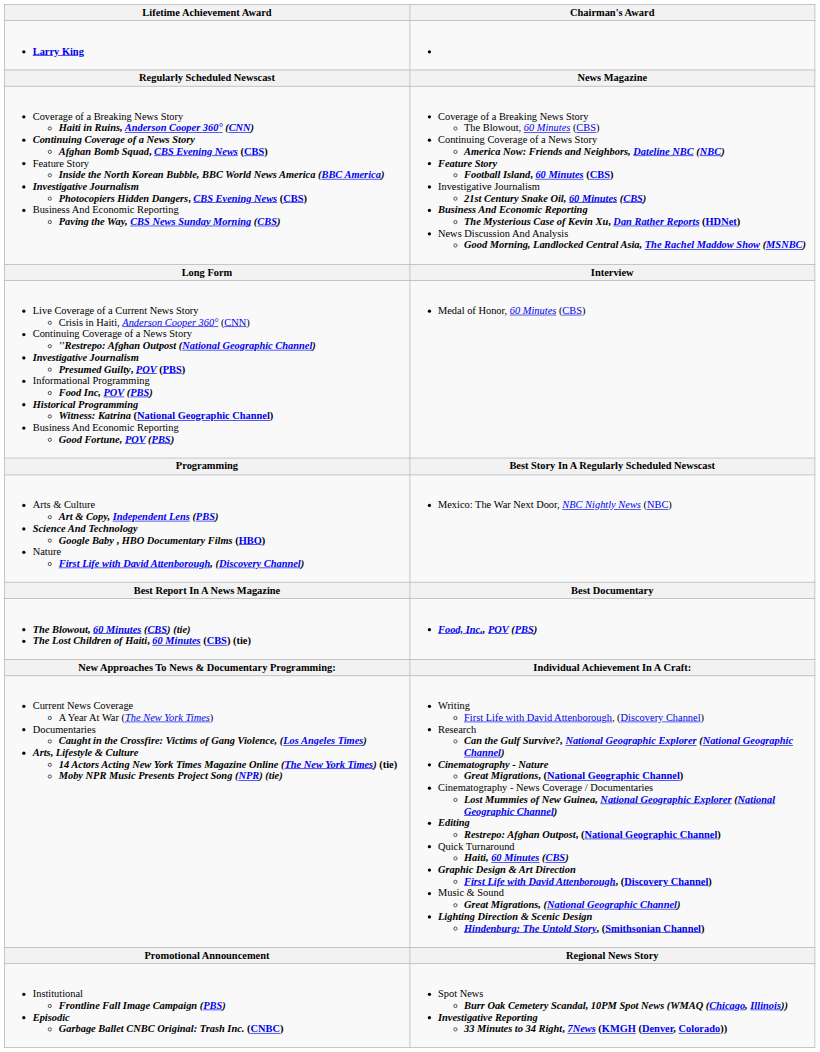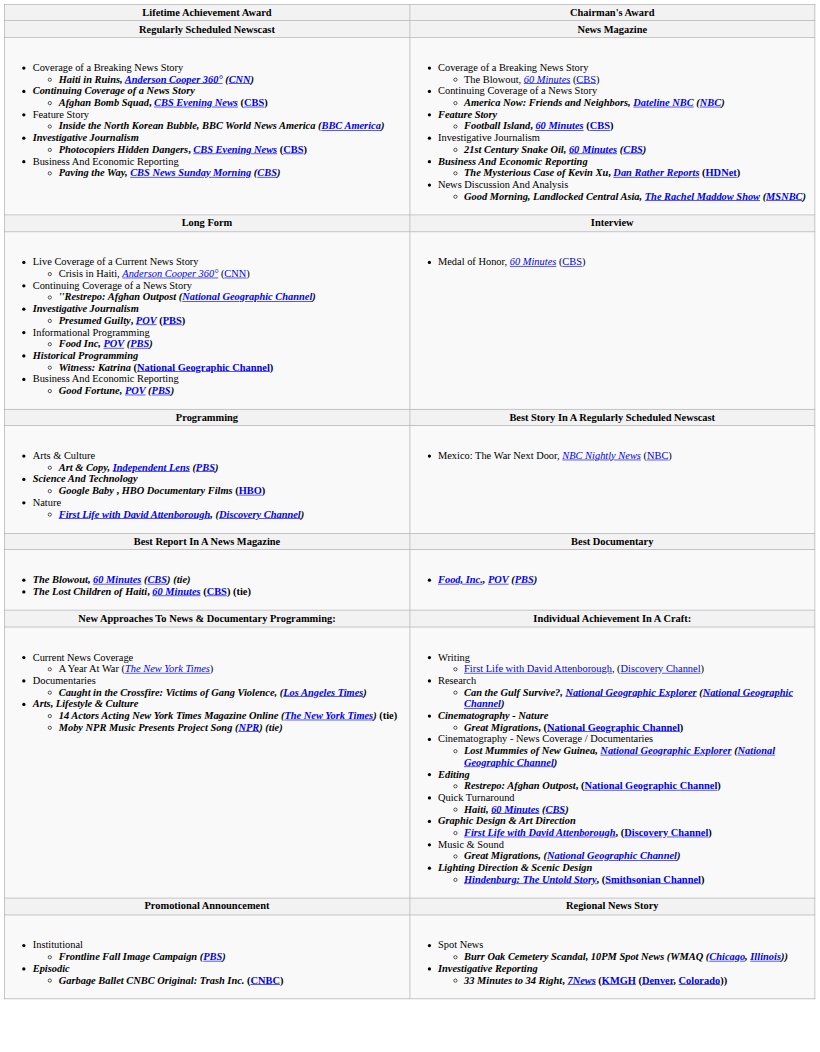- row: (207, 51)
